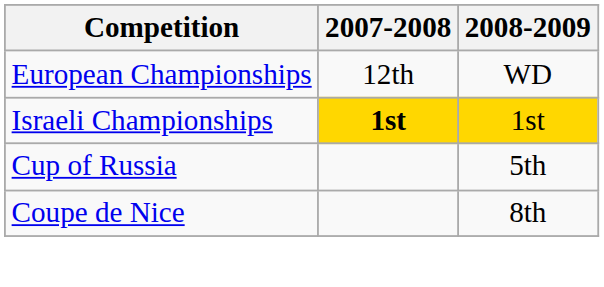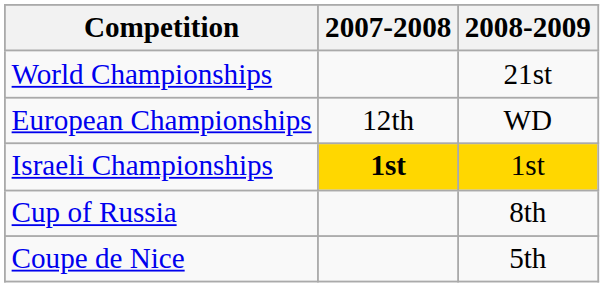+ row: (142, 73)
(528, 166) 5th -> (528, 212) 8th
(528, 212) 8th -> (528, 258) 5th
